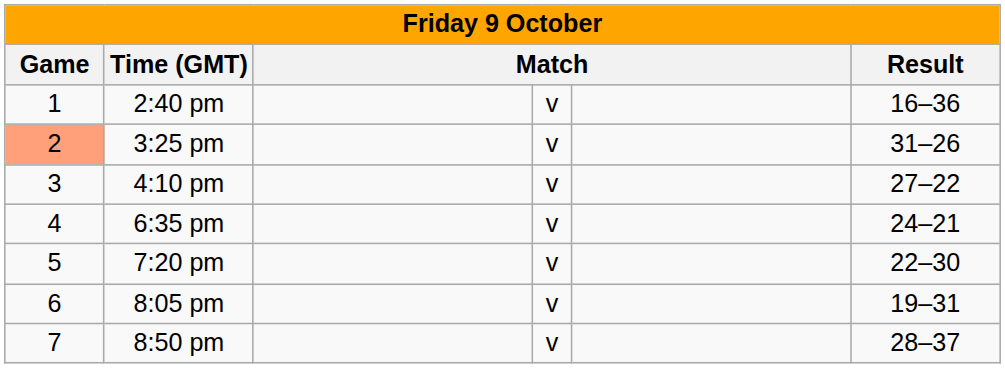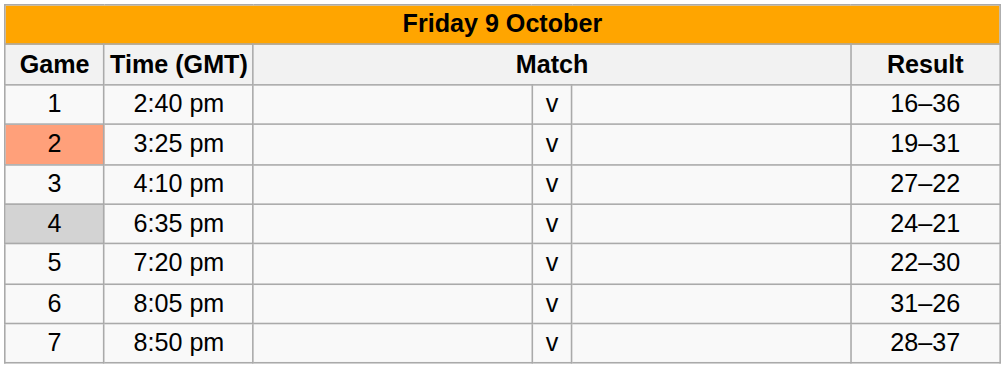(925, 143) 31–26 -> (925, 143) 19–31
(55, 223) no background -> (55, 223) lightgrey background
(925, 303) 19–31 -> (925, 303) 31–26
